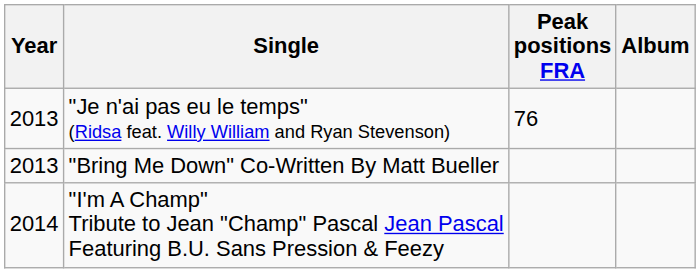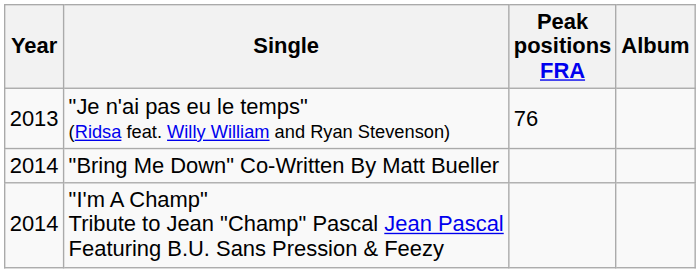(34, 165) 2013 -> (34, 165) 2014
